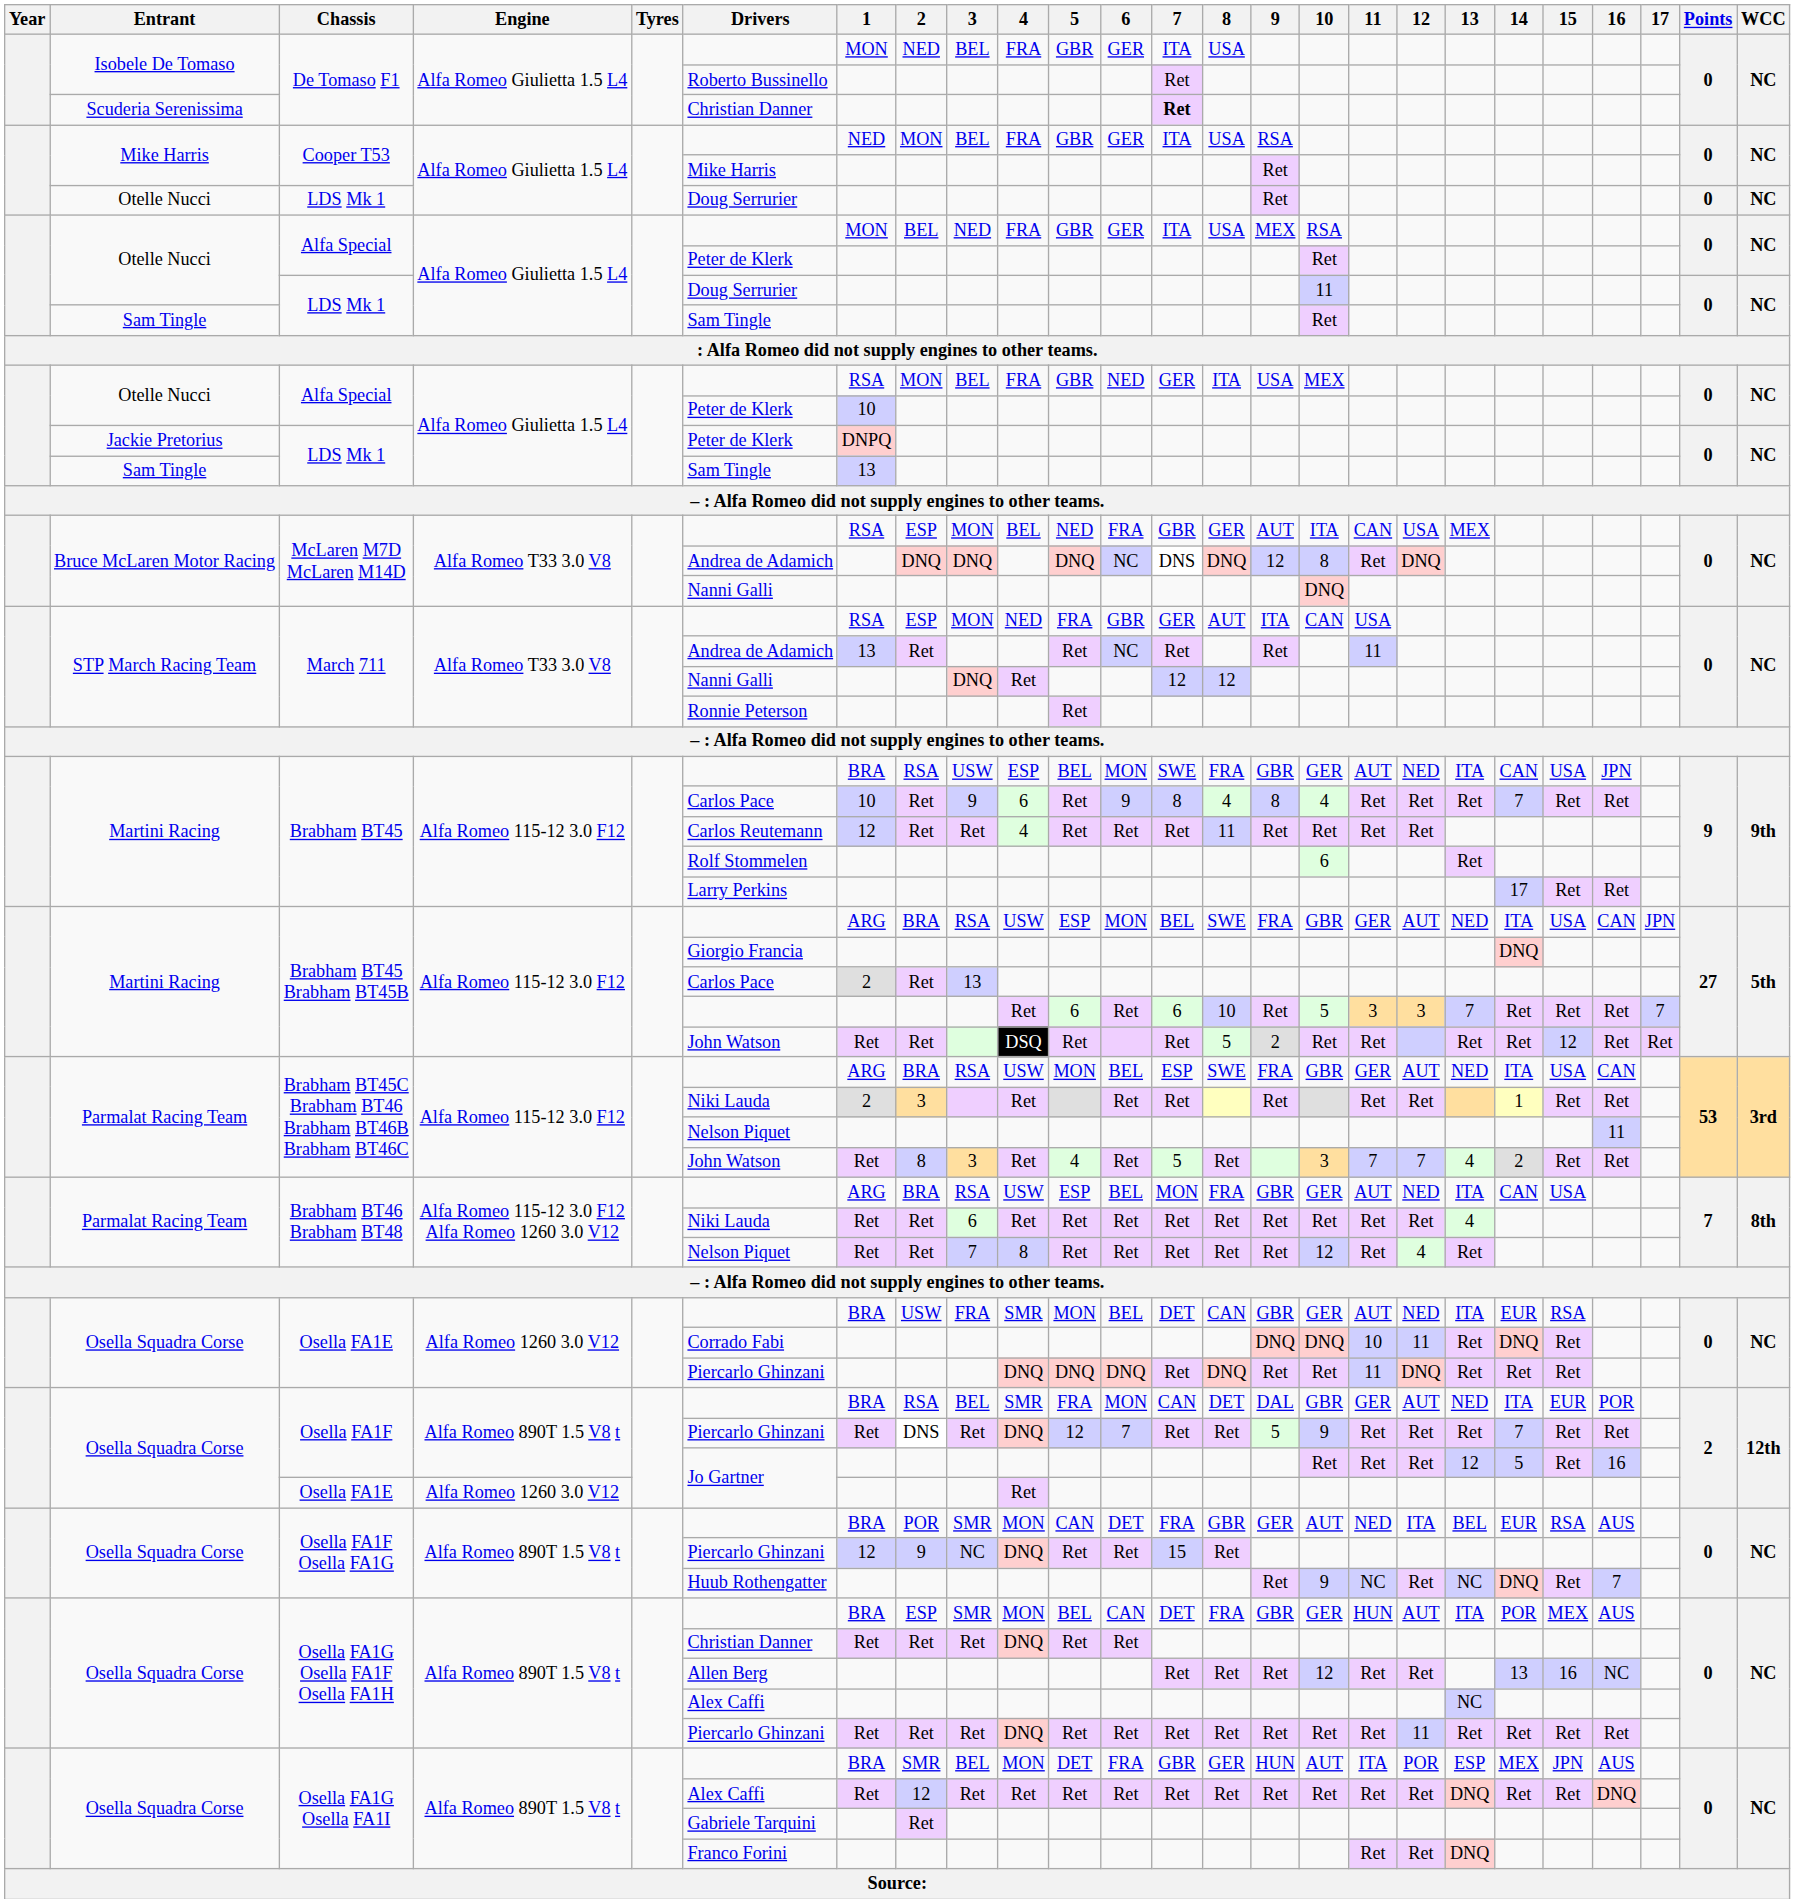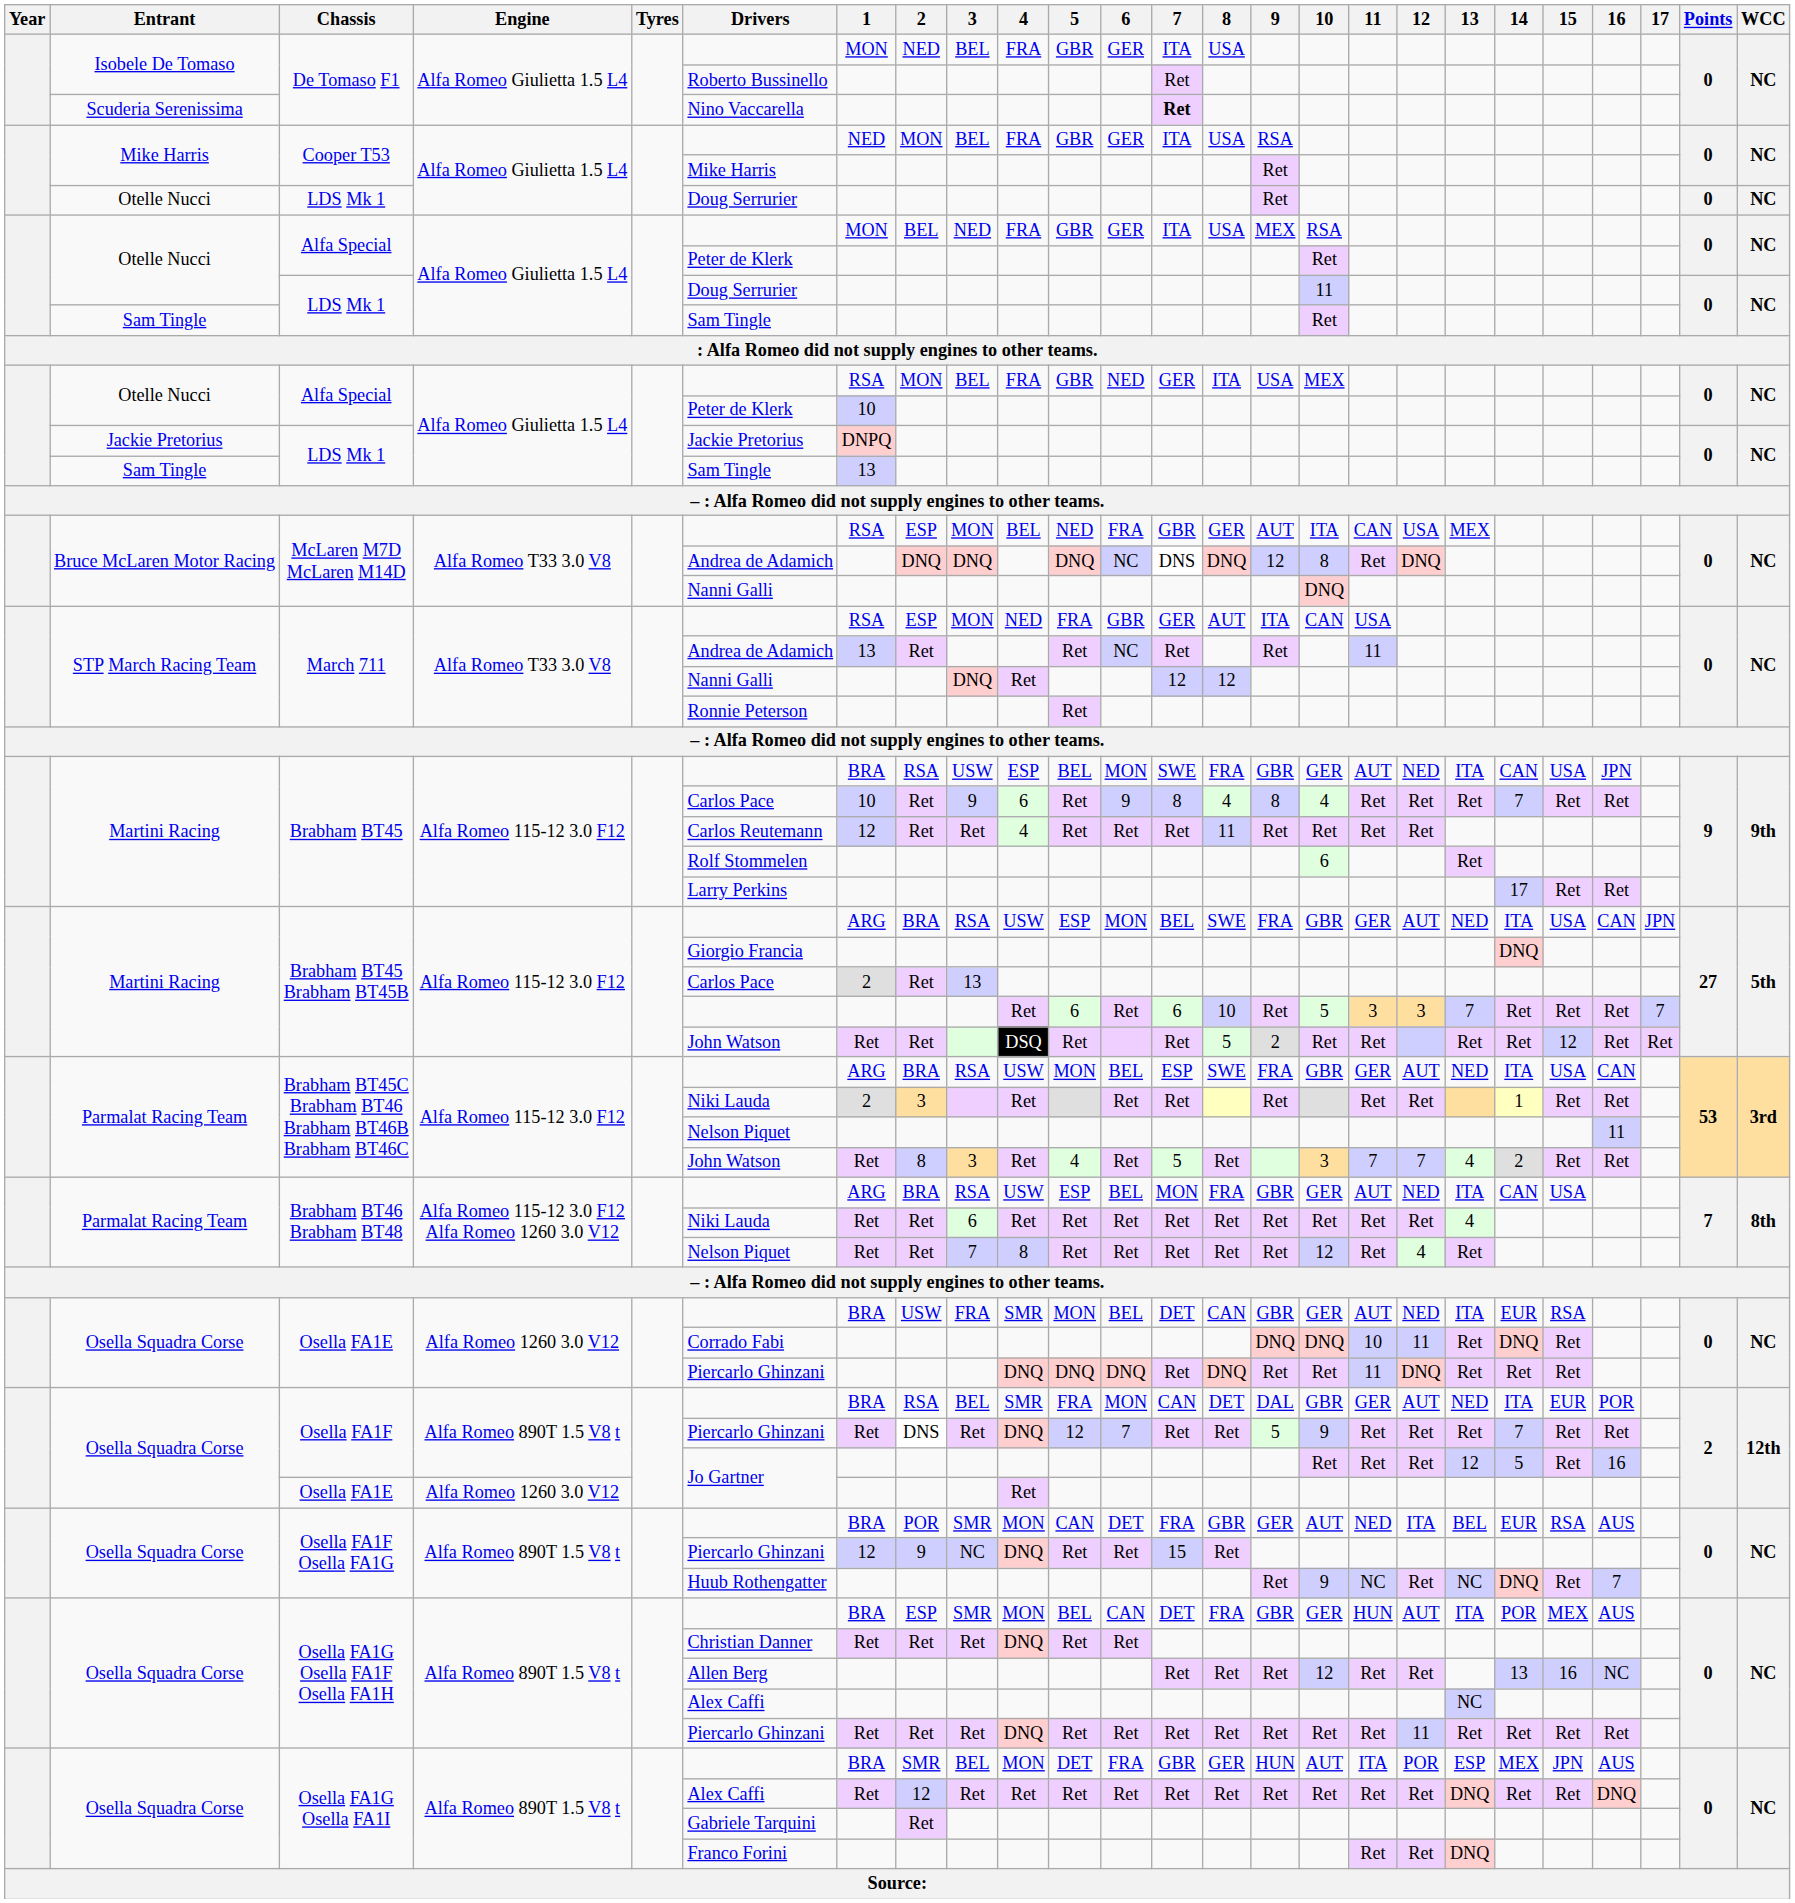(750, 109) Christian Danner -> (746, 109) Nino Vaccarella
(740, 440) Peter de Klerk -> (745, 440) Jackie Pretorius
